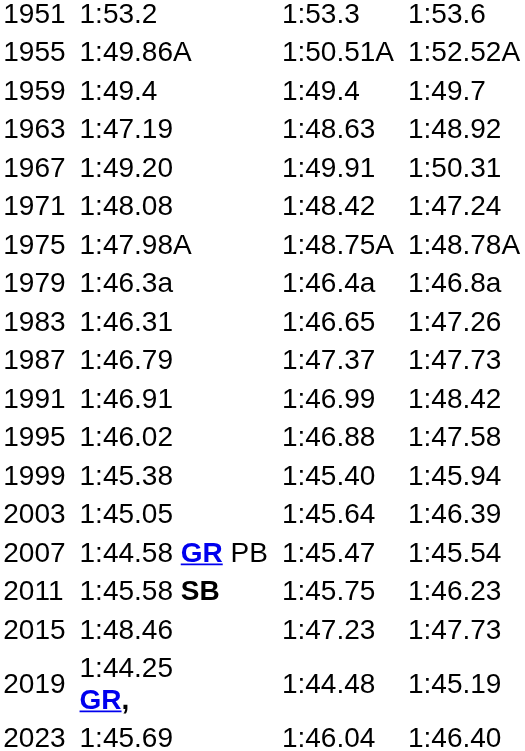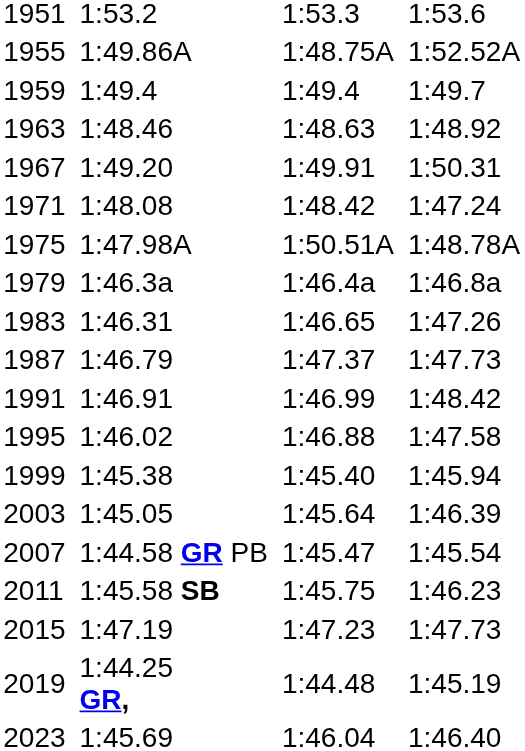(338, 52) 1:50.51A -> (338, 52) 1:48.75A
(126, 129) 1:47.19 -> (126, 129) 1:48.46
(338, 244) 1:48.75A -> (338, 244) 1:50.51A
(126, 629) 1:48.46 -> (126, 629) 1:47.19
